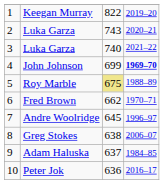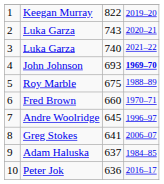(113, 65) 699 -> (113, 65) 693
(113, 83) khaki background -> (113, 83) no background
(113, 100) 662 -> (113, 100) 660
(113, 135) 638 -> (113, 135) 641
